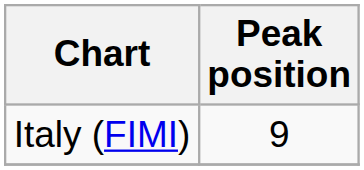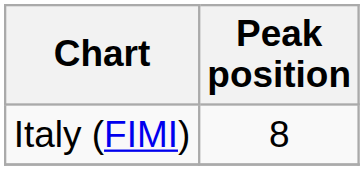(279, 134) 9 -> (279, 134) 8
